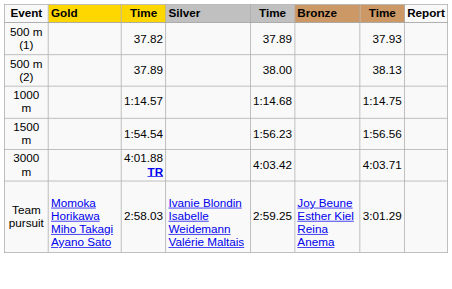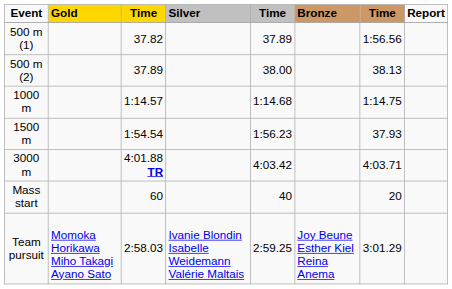(387, 38) 37.93 -> (382, 38) 1:56.56
(382, 133) 1:56.56 -> (387, 133) 37.93
+ row: (26, 197)
